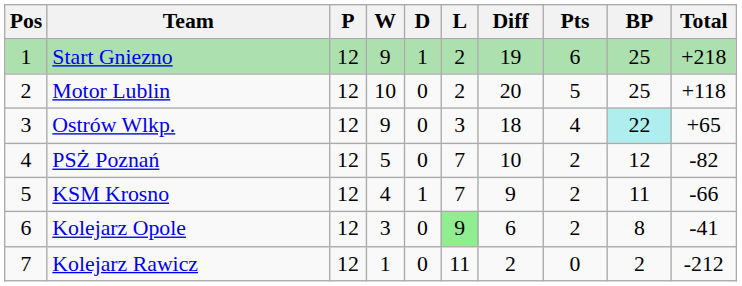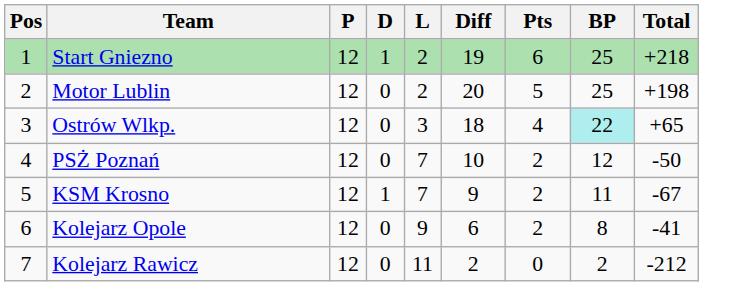- column: (385, 21)
(704, 90) +118 -> (667, 90) +198
(704, 159) -82 -> (667, 159) -50
(704, 194) -66 -> (667, 194) -67
(460, 228) lightgreen background -> (422, 228) no background
